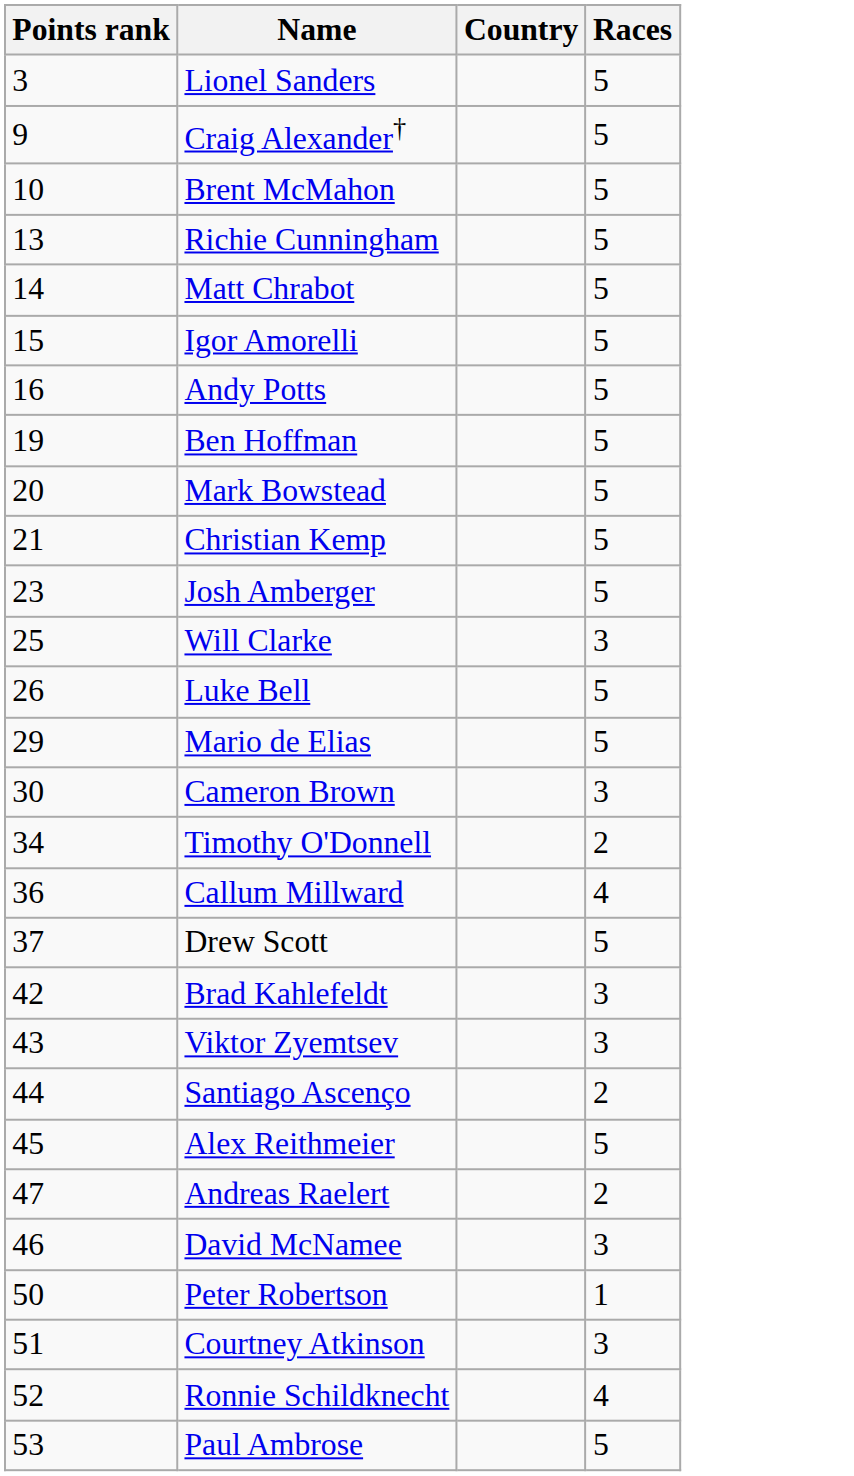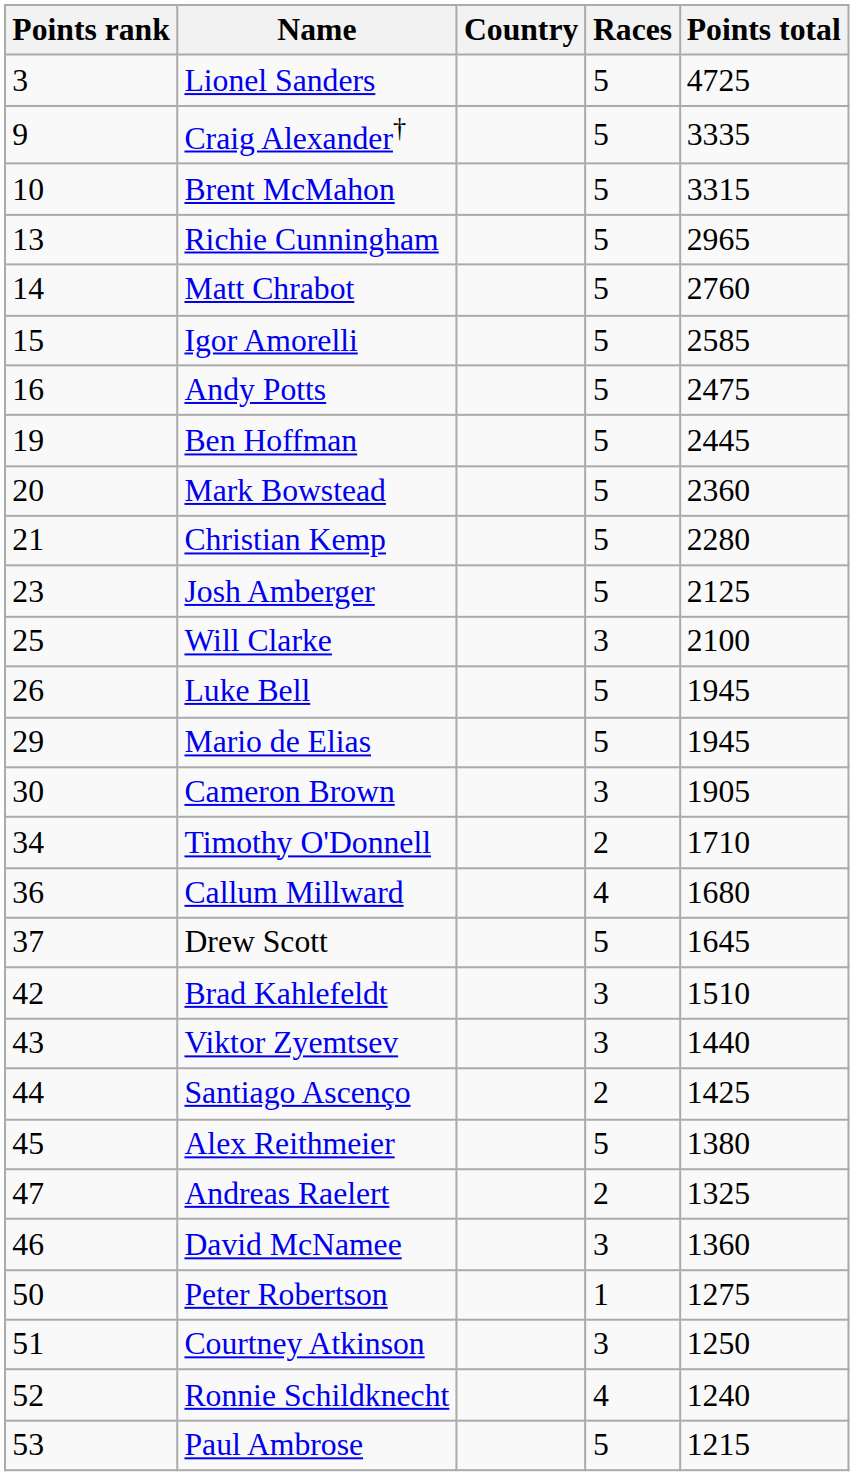+ column: (764, 29)
